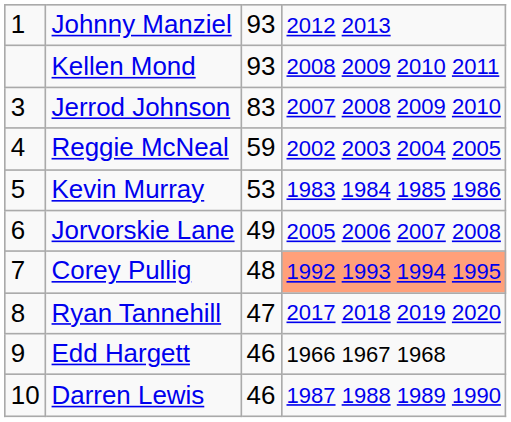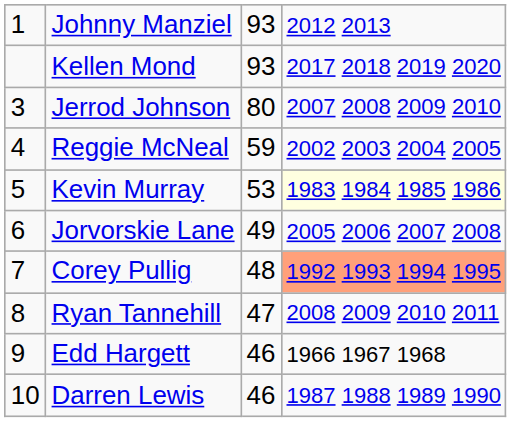(393, 66) 2008 2009 2010 2011 -> (394, 66) 2017 2018 2019 2020
(261, 107) 83 -> (261, 107) 80
(394, 190) no background -> (394, 190) lightyellow background
(394, 313) 2017 2018 2019 2020 -> (393, 313) 2008 2009 2010 2011
